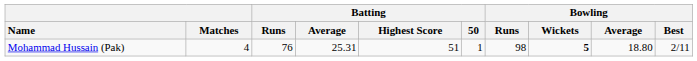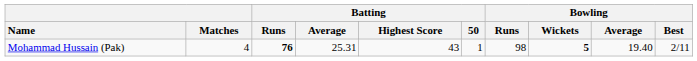(287, 47) normal -> (287, 47) bold
(454, 47) 51 -> (454, 47) 43
(640, 47) 18.80 -> (640, 47) 19.40
